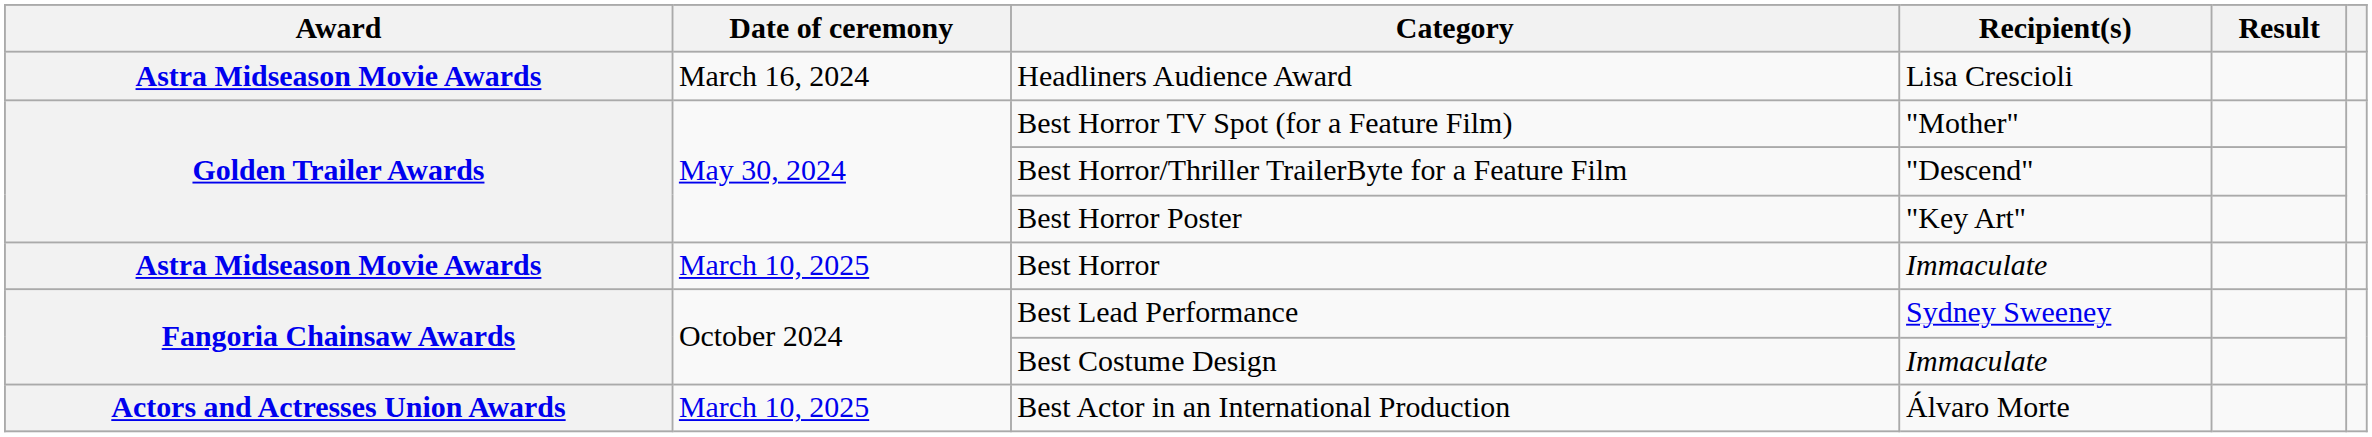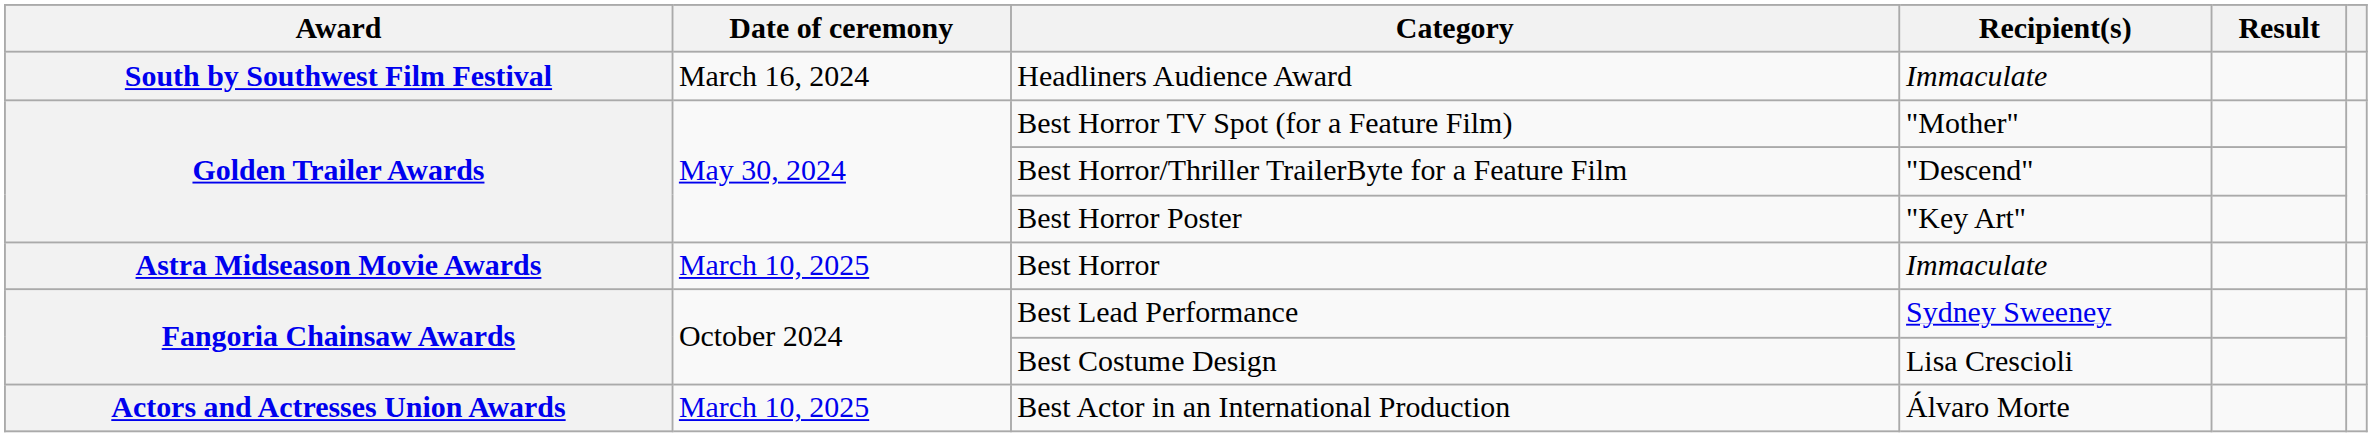(338, 75) Astra Midseason Movie Awards -> (338, 75) South by Southwest Film Festival
(1990, 75) Lisa Crescioli -> (1977, 75) Immaculate
(1977, 360) Immaculate -> (1990, 360) Lisa Crescioli
